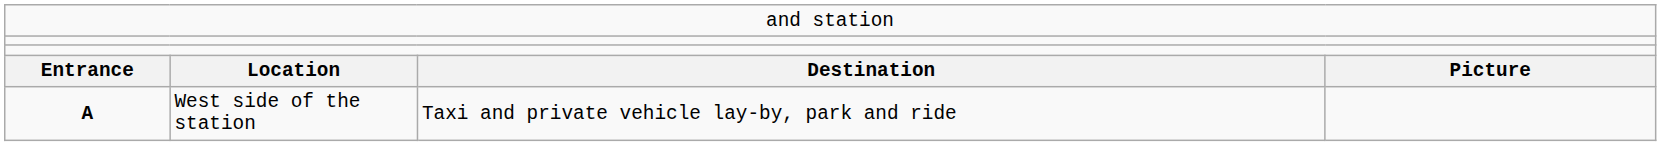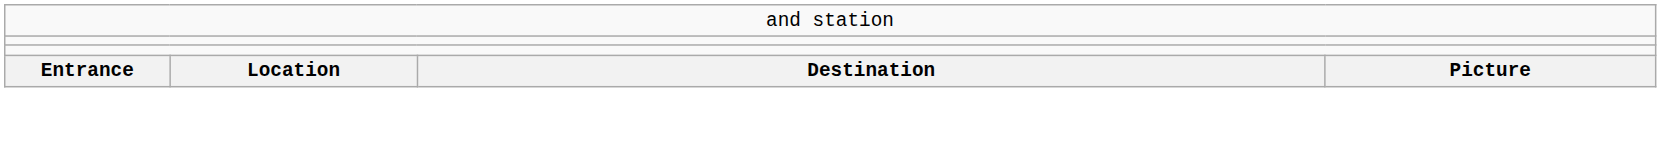- row: (87, 113)
